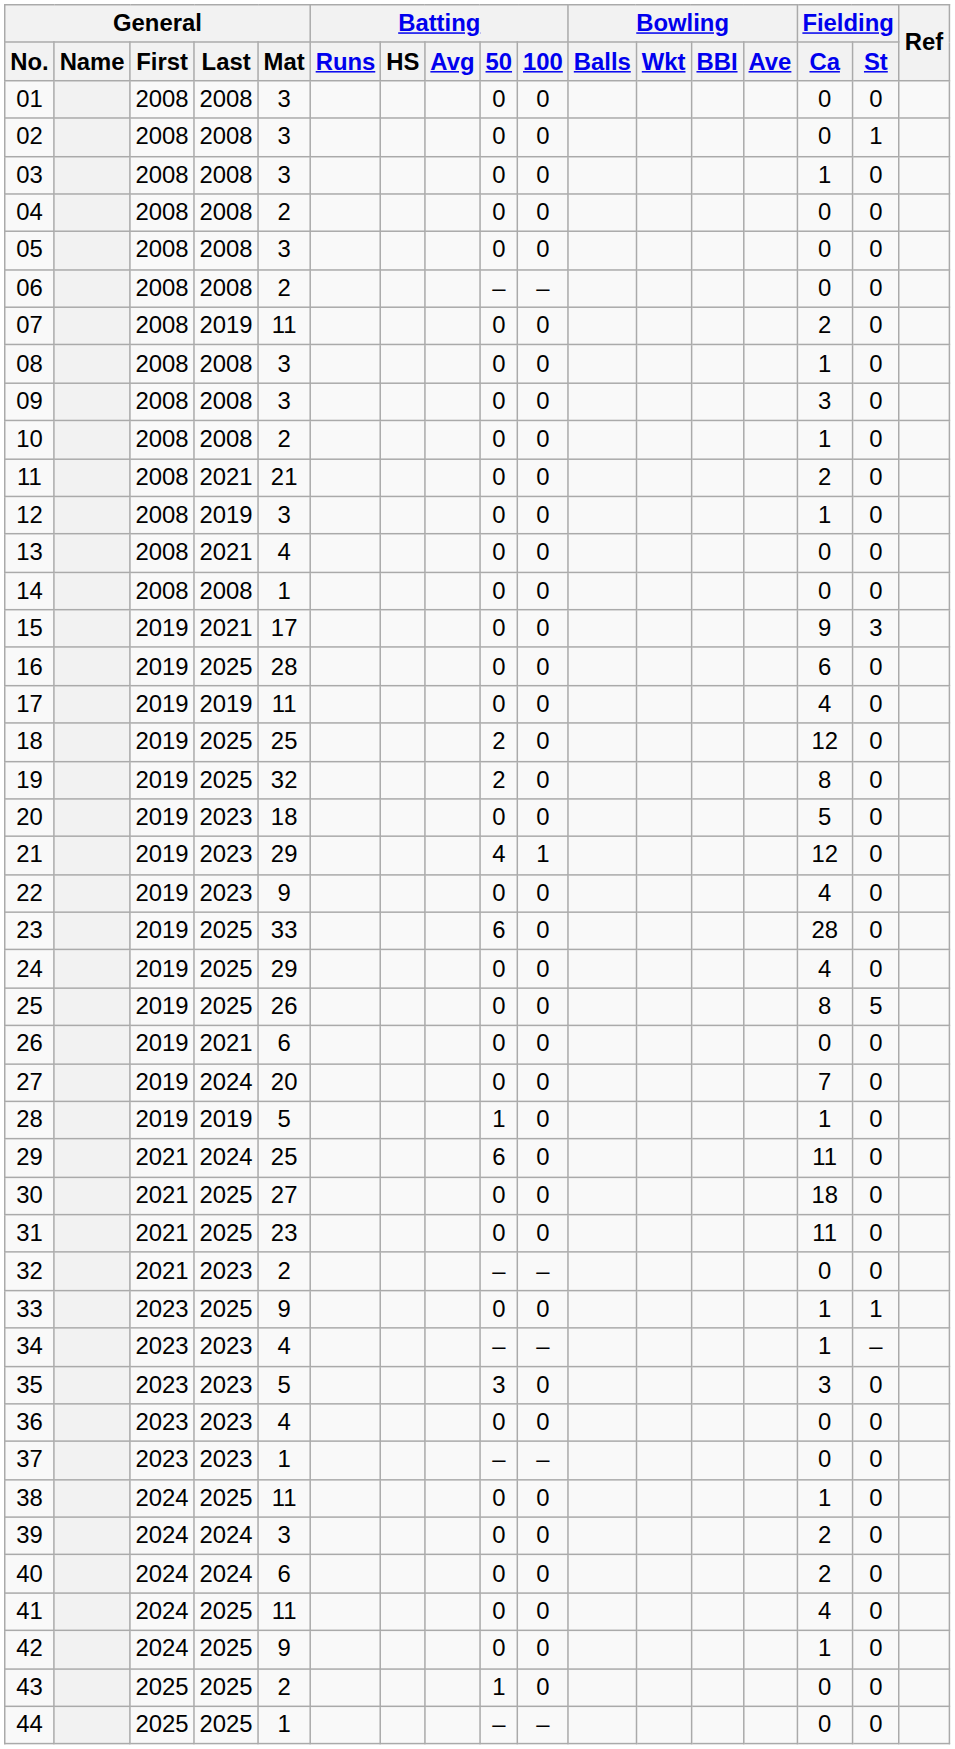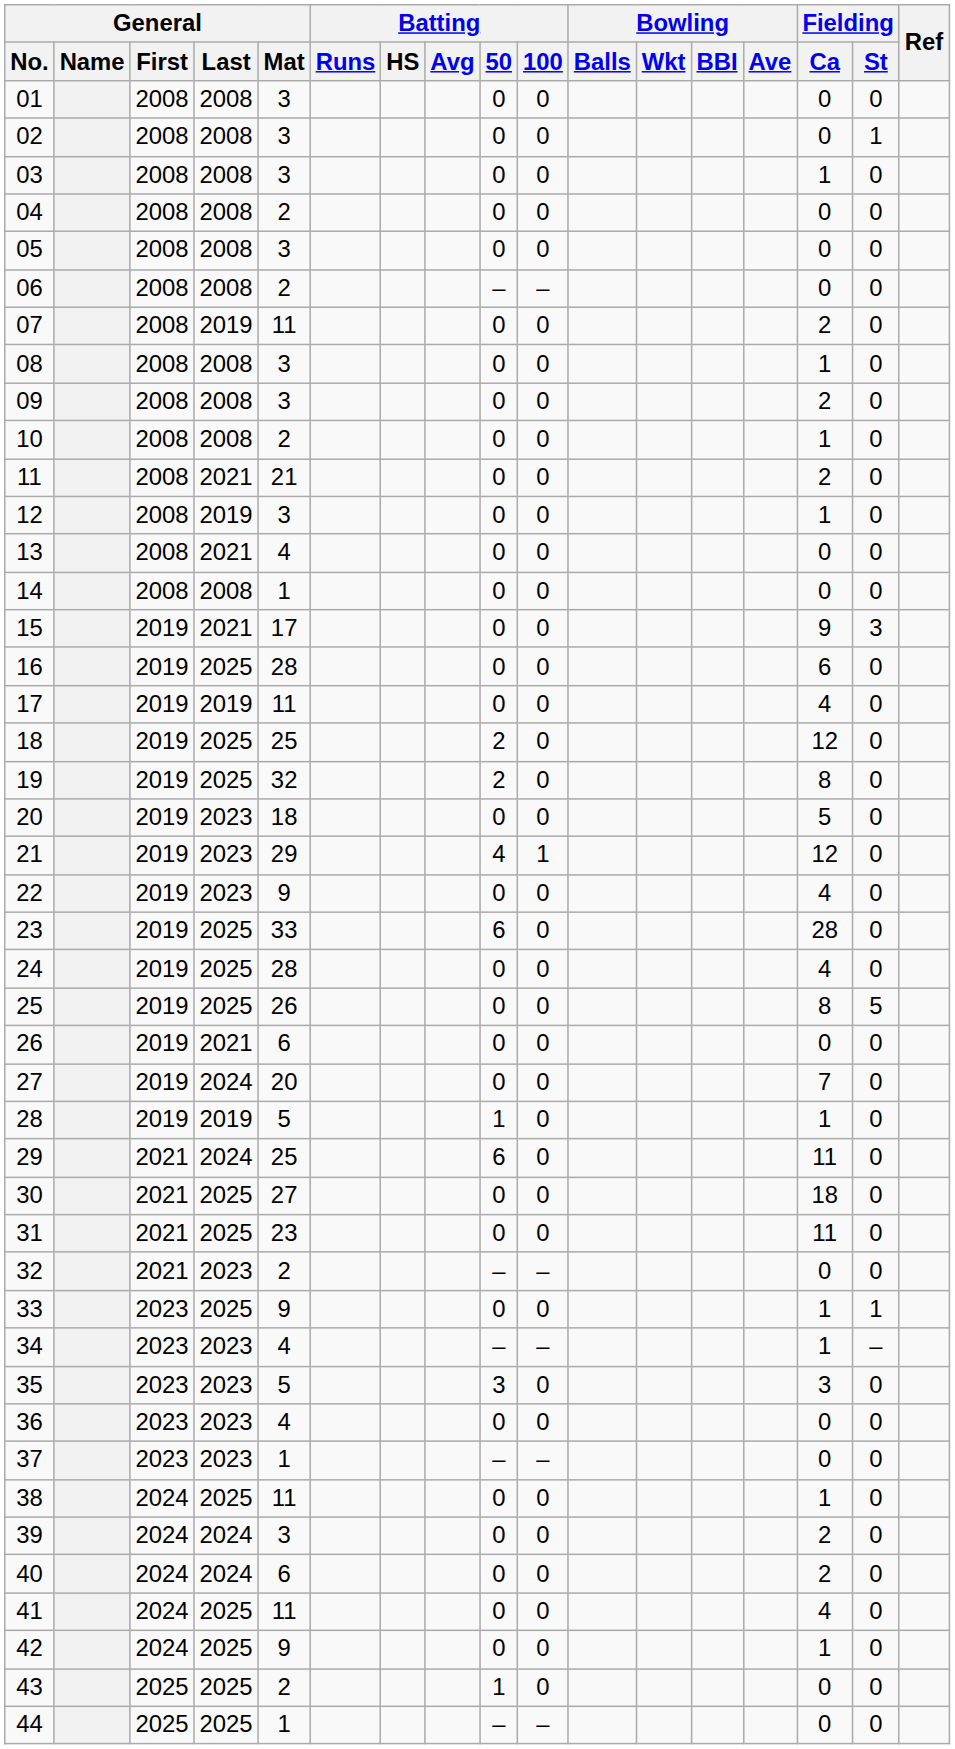(825, 401) 3 -> (825, 401) 2
(284, 968) 29 -> (284, 968) 28
